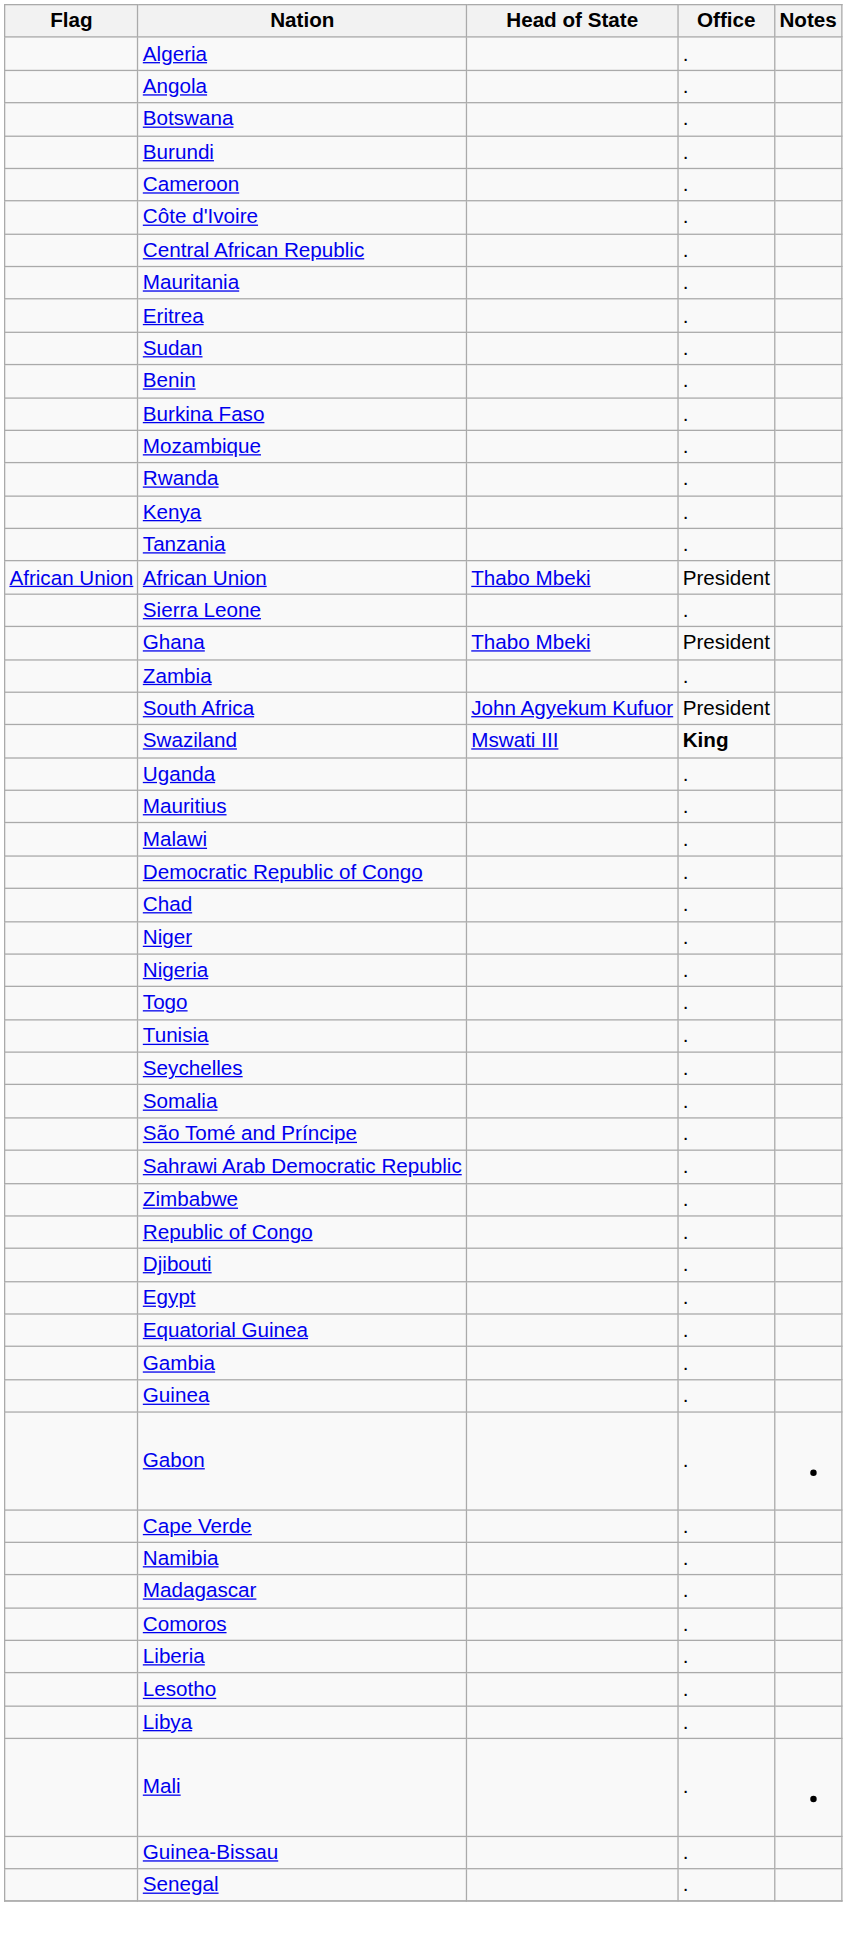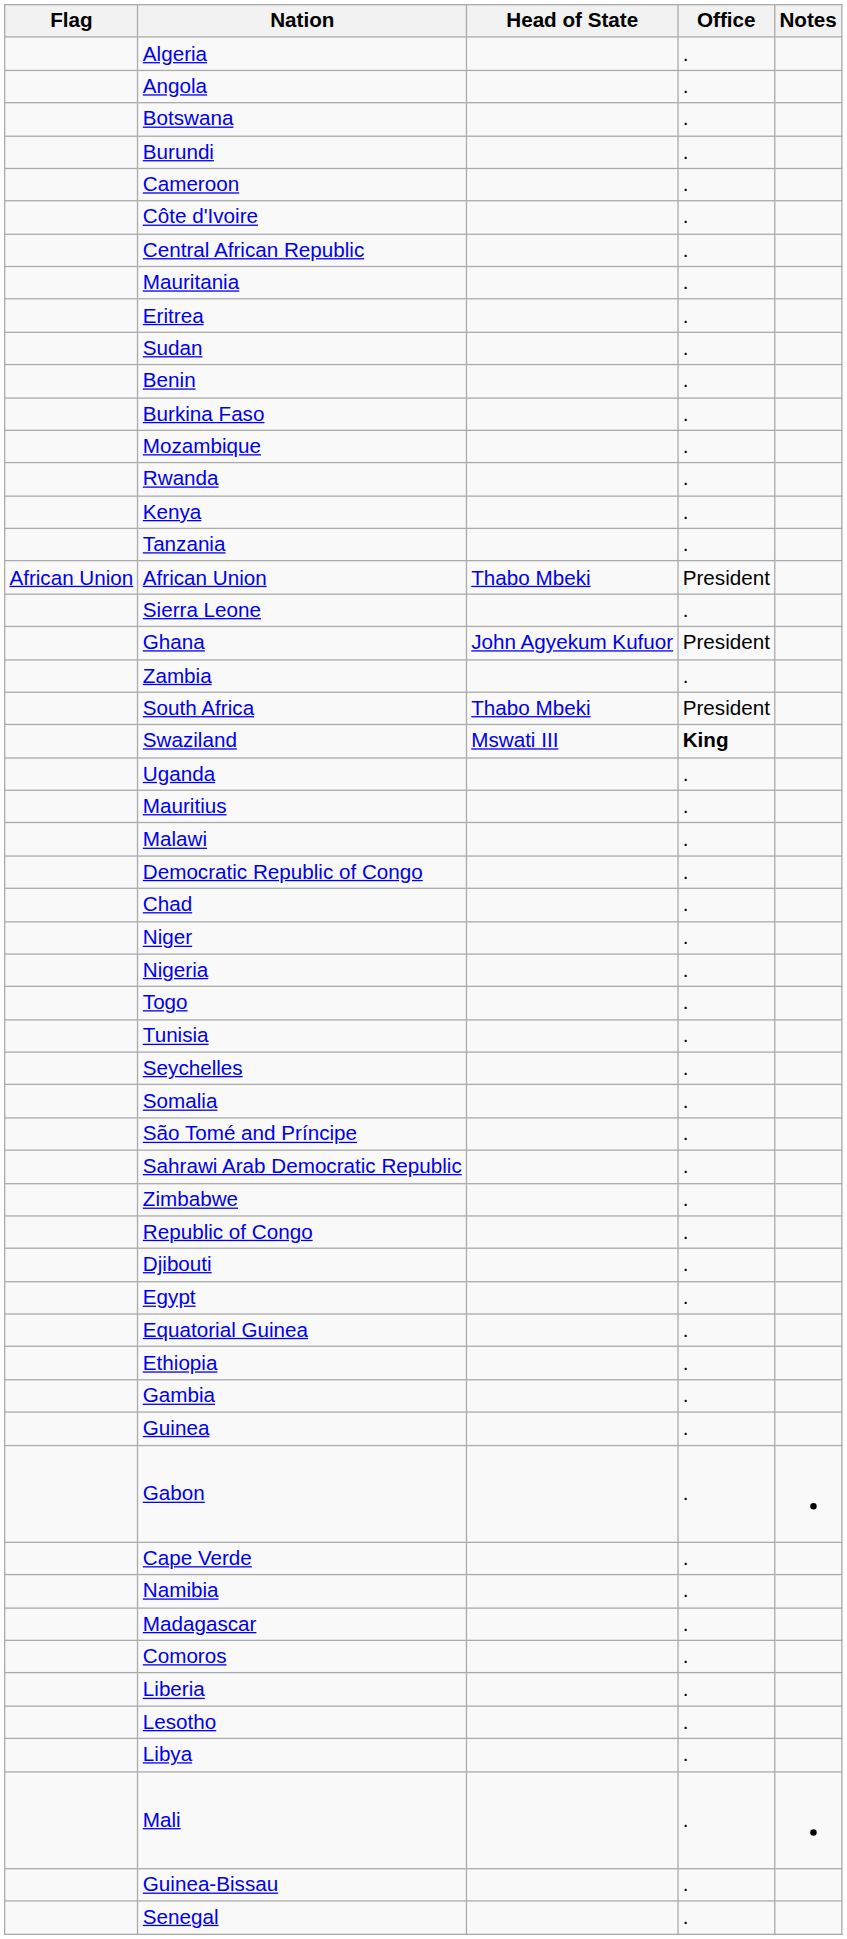(531, 642) Thabo Mbeki -> (572, 642) John Agyekum Kufuor
(572, 708) John Agyekum Kufuor -> (531, 708) Thabo Mbeki
+ row: (180, 1362)
